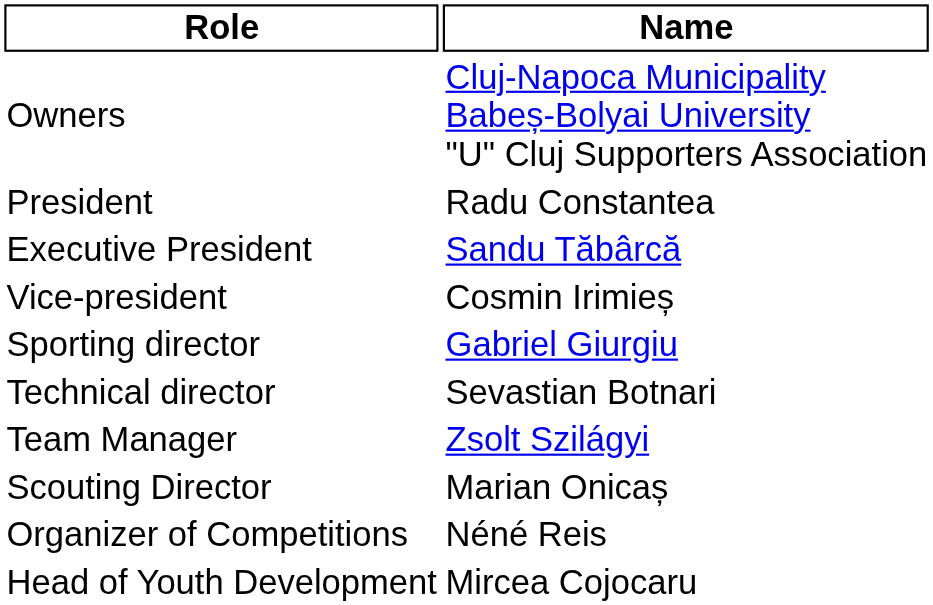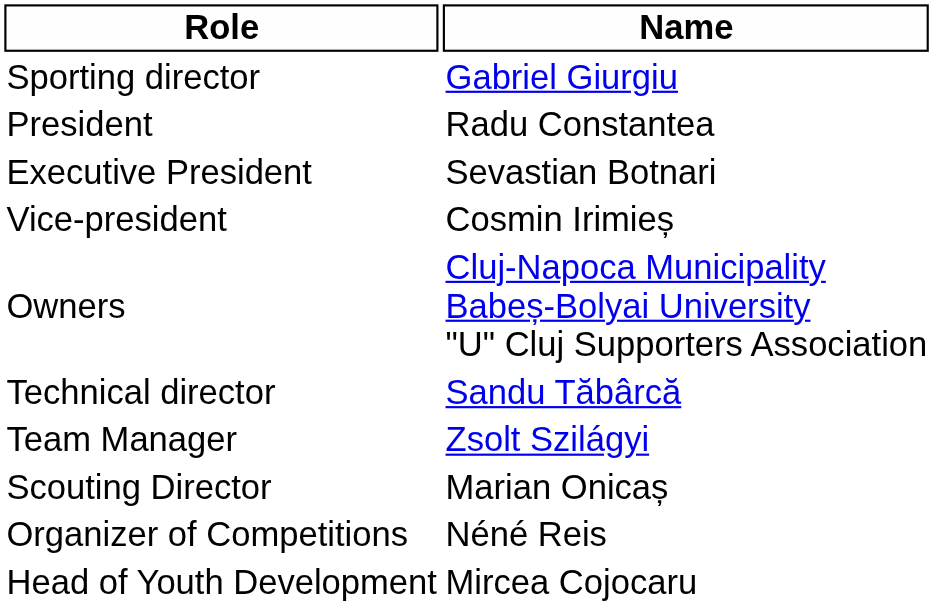rows swapped: (66, 116) <-> (133, 345)
(563, 249) Sandu Tăbârcă -> (581, 172) Sevastian Botnari
(581, 392) Sevastian Botnari -> (563, 392) Sandu Tăbârcă
